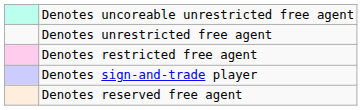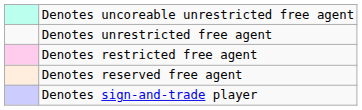rows swapped: (142, 95) <-> (150, 75)
